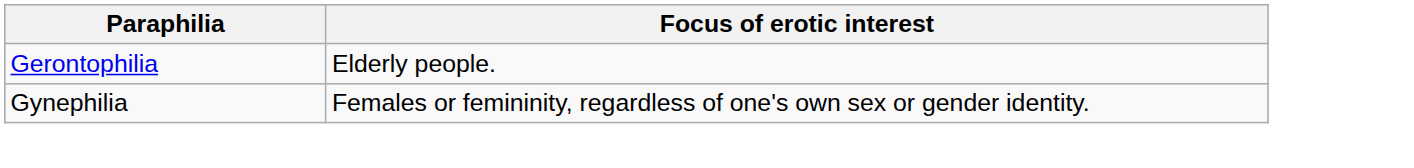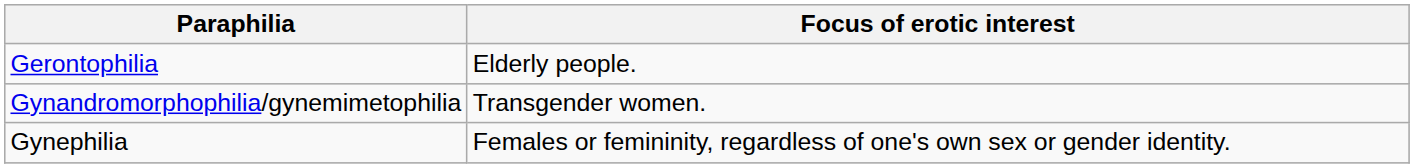+ row: (236, 102)
